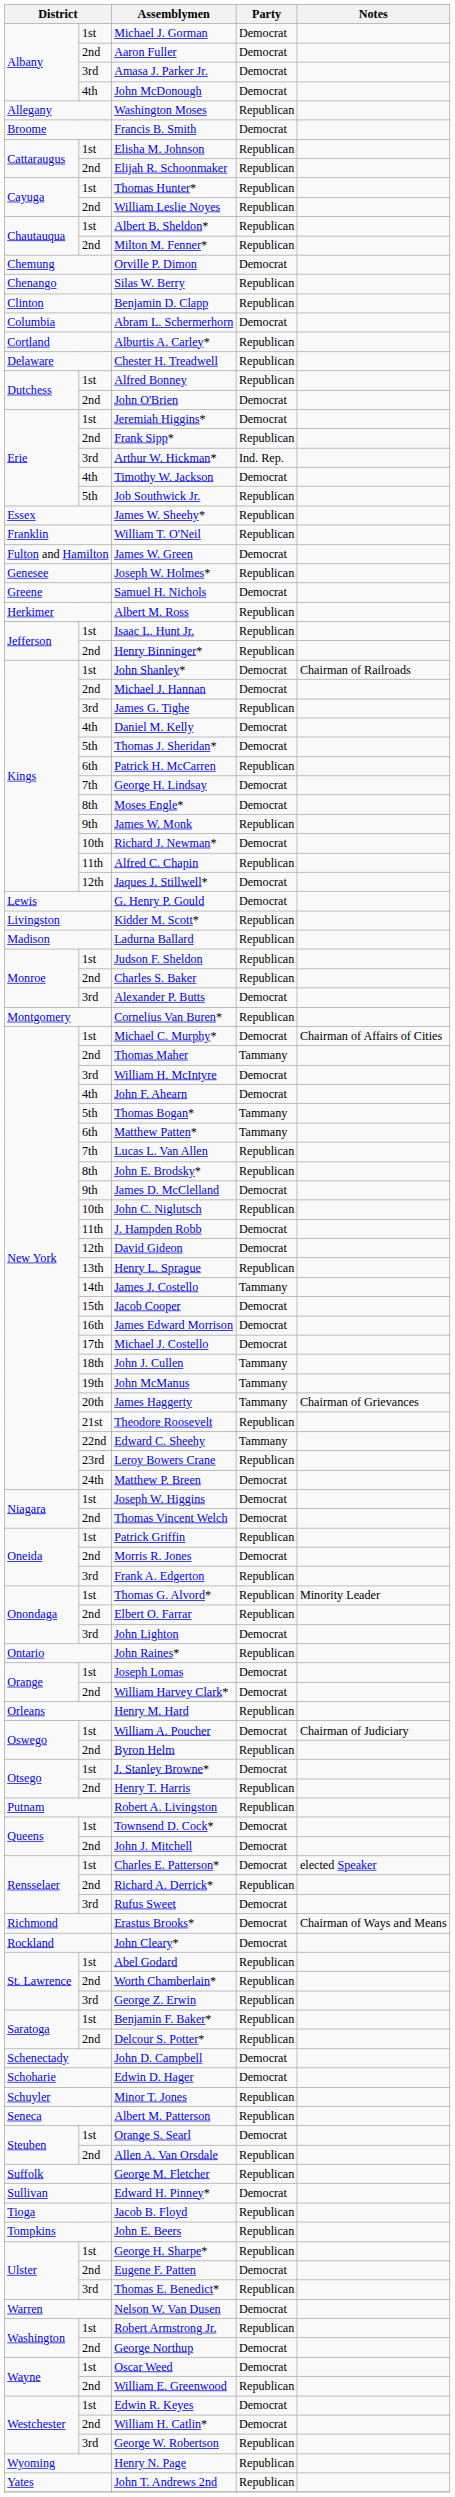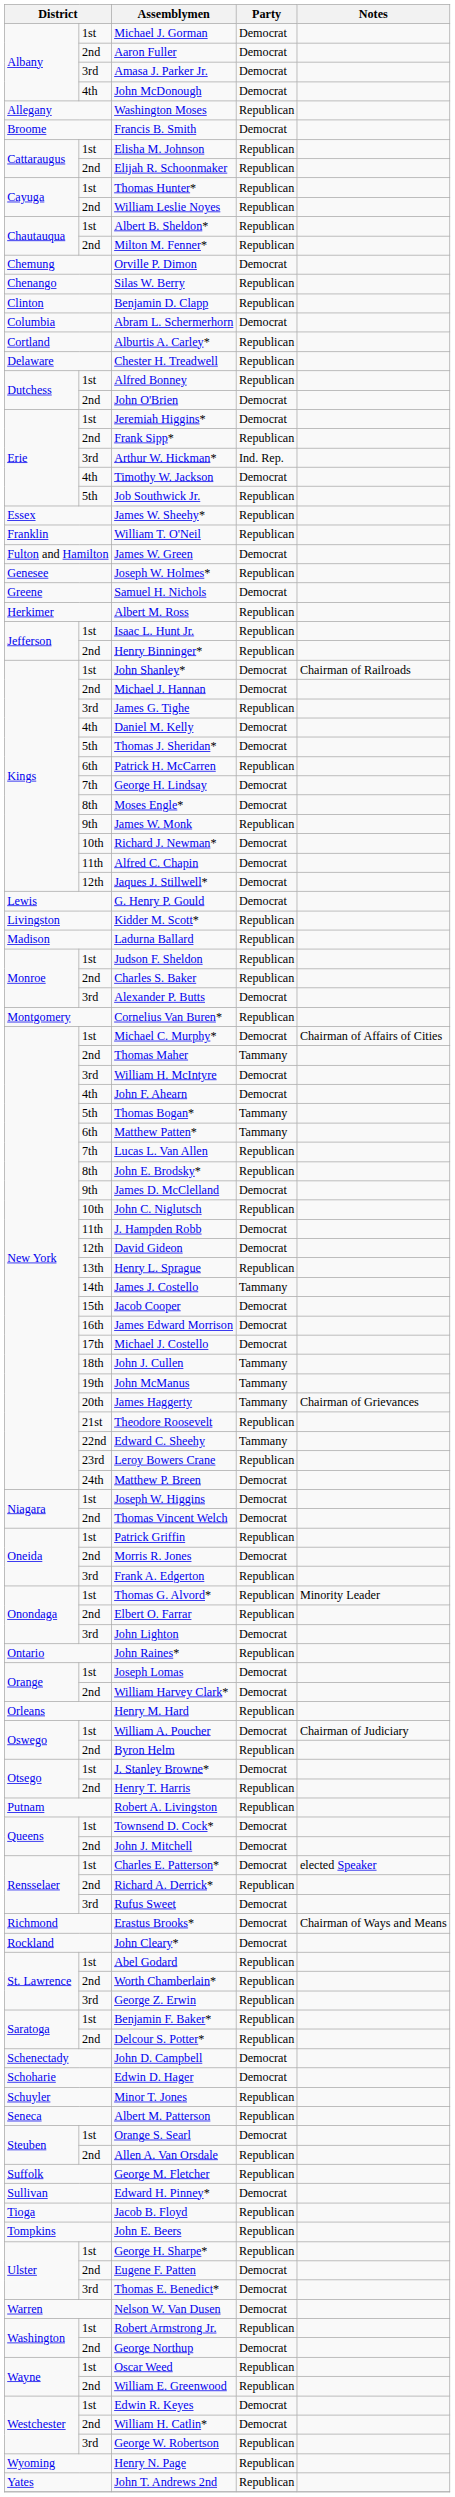(267, 862) Republican -> (263, 862) Democrat
(267, 2289) Republican -> (263, 2289) Democrat
(263, 2366) Democrat -> (267, 2366) Republican
